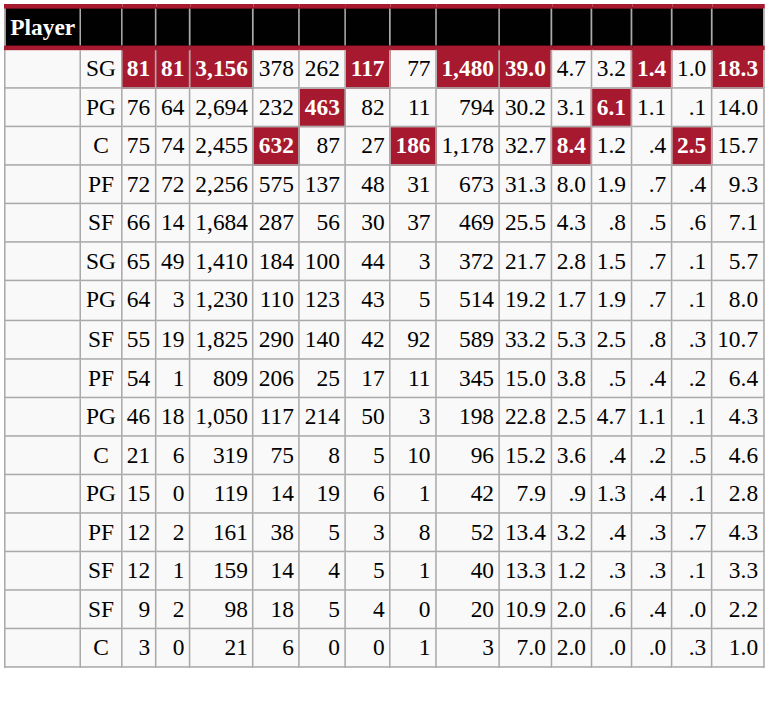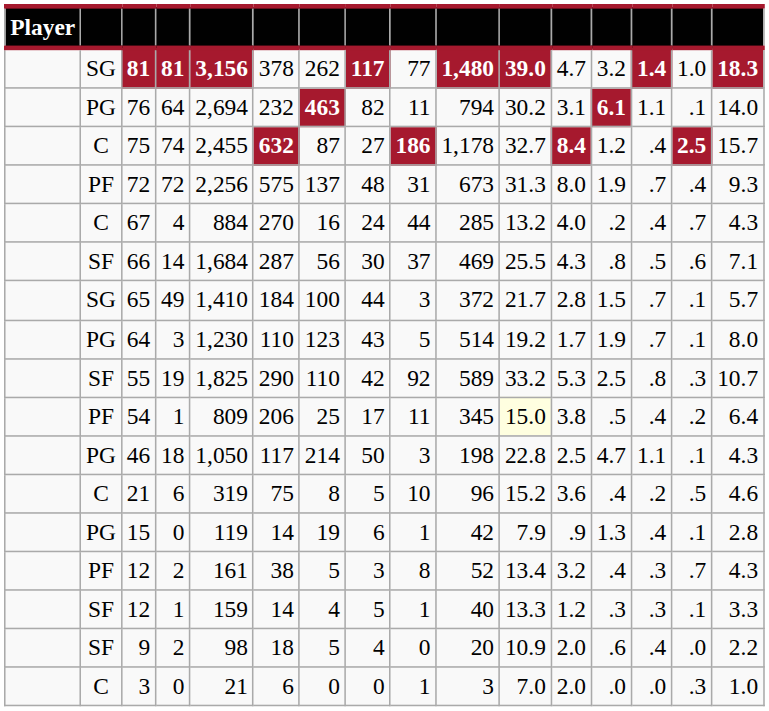+ row: (139, 223)
(322, 338) 140 -> (323, 377) 110
(525, 377) no background -> (525, 416) lightyellow background
